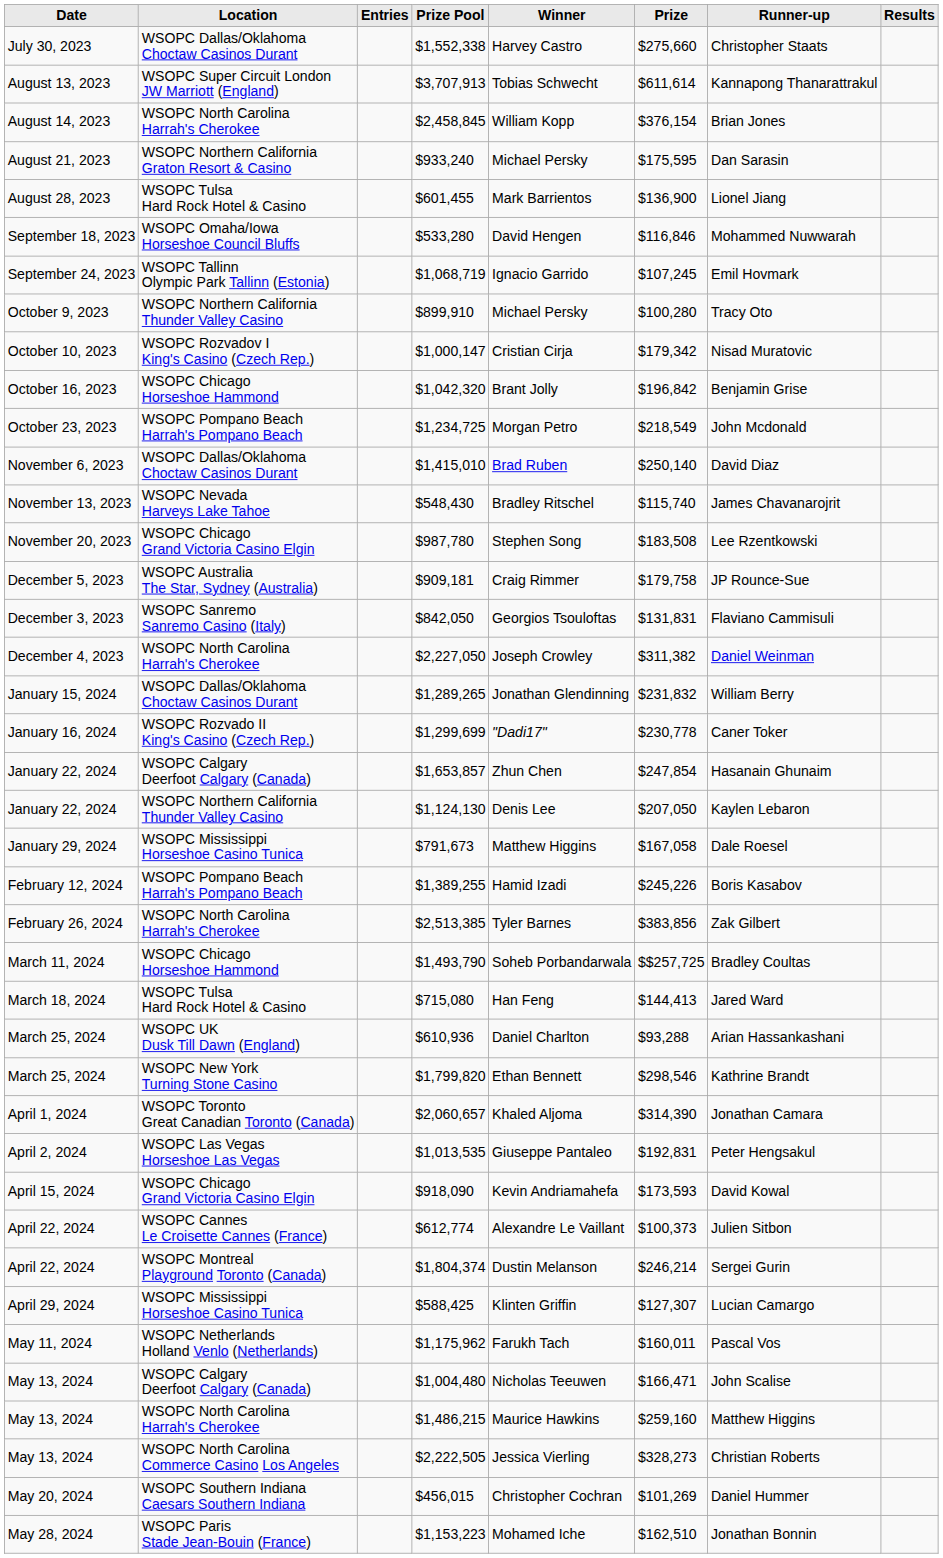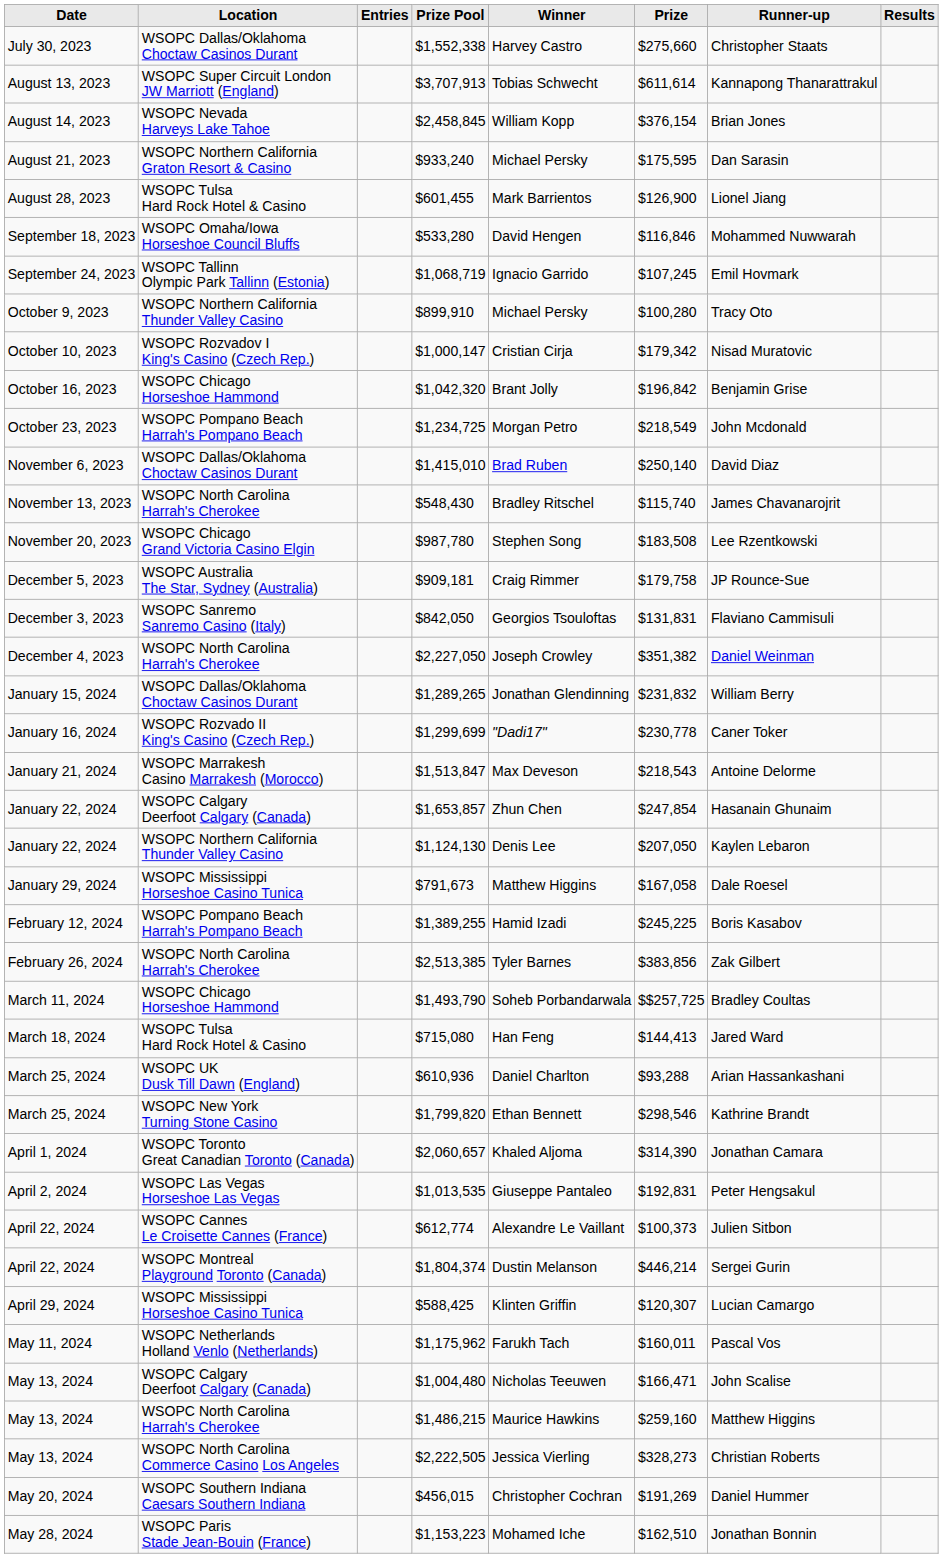(216, 122) WSOPC North Carolina Harrah's Cherokee -> (206, 122) WSOPC Nevada Harveys Lake Tahoe
(667, 198) $136,900 -> (667, 198) $126,900
(206, 503) WSOPC Nevada Harveys Lake Tahoe -> (216, 503) WSOPC North Carolina Harrah's Cherokee
(667, 656) $311,382 -> (667, 656) $351,382
+ row: (450, 771)
(667, 885) $245,226 -> (667, 923) $245,225
- row: (445, 1191)
(667, 1267) $246,214 -> (667, 1267) $446,214
(667, 1305) $127,307 -> (667, 1305) $120,307
(667, 1496) $101,269 -> (667, 1496) $191,269
